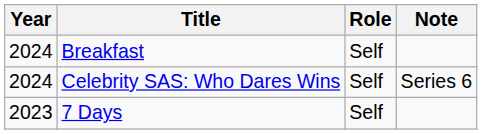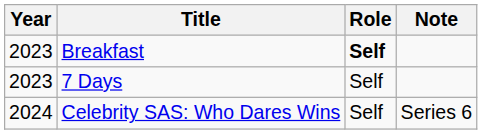(31, 50) 2024 -> (31, 50) 2023
(366, 50) normal -> (367, 50) bold
rows swapped: (92, 112) <-> (201, 81)
